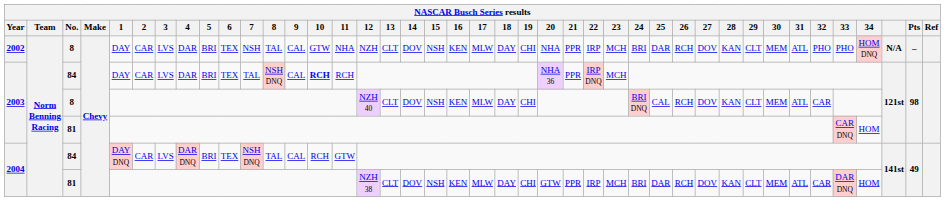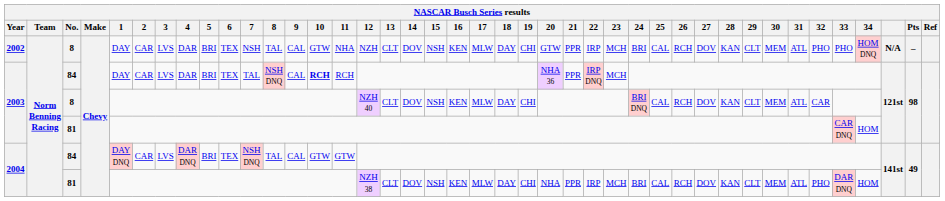(550, 49) NHA -> (550, 49) GTW
(661, 49) DAR -> (660, 49) CAL
(320, 156) RCH -> (320, 156) GTW
(550, 183) GTW -> (550, 183) NHA
(661, 183) DAR -> (660, 183) CAL
(822, 183) CAR -> (821, 183) PHO
